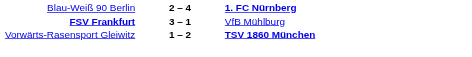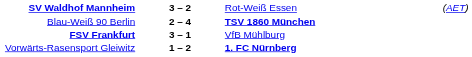+ row: (82, 8)
(261, 8) 1. FC Nürnberg -> (270, 21) TSV 1860 München
(270, 34) TSV 1860 München -> (261, 47) 1. FC Nürnberg
